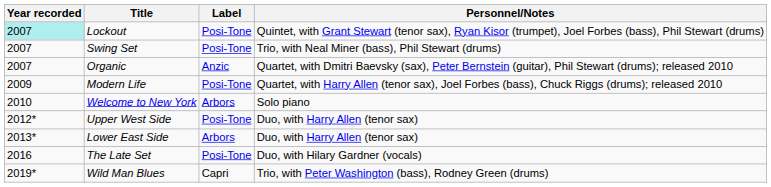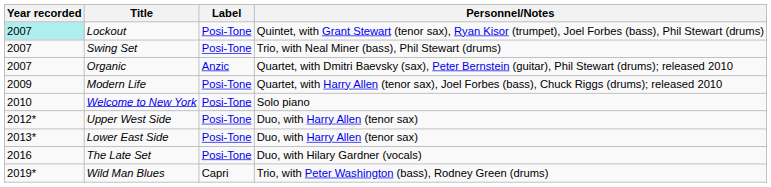(218, 102) Arbors -> (227, 102) Posi-Tone
(218, 137) Arbors -> (227, 137) Posi-Tone
